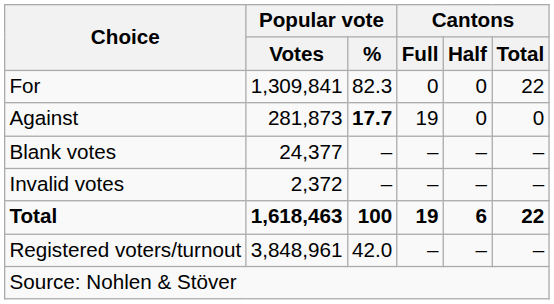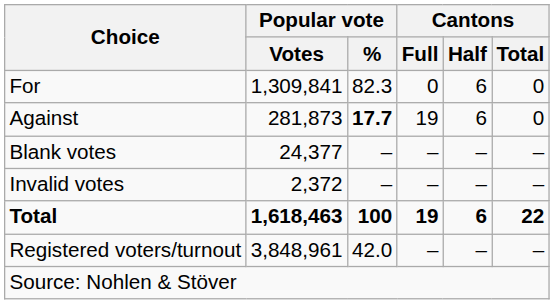(481, 86) 0 -> (481, 86) 6
(533, 86) 22 -> (538, 86) 0
(481, 119) 0 -> (481, 119) 6
